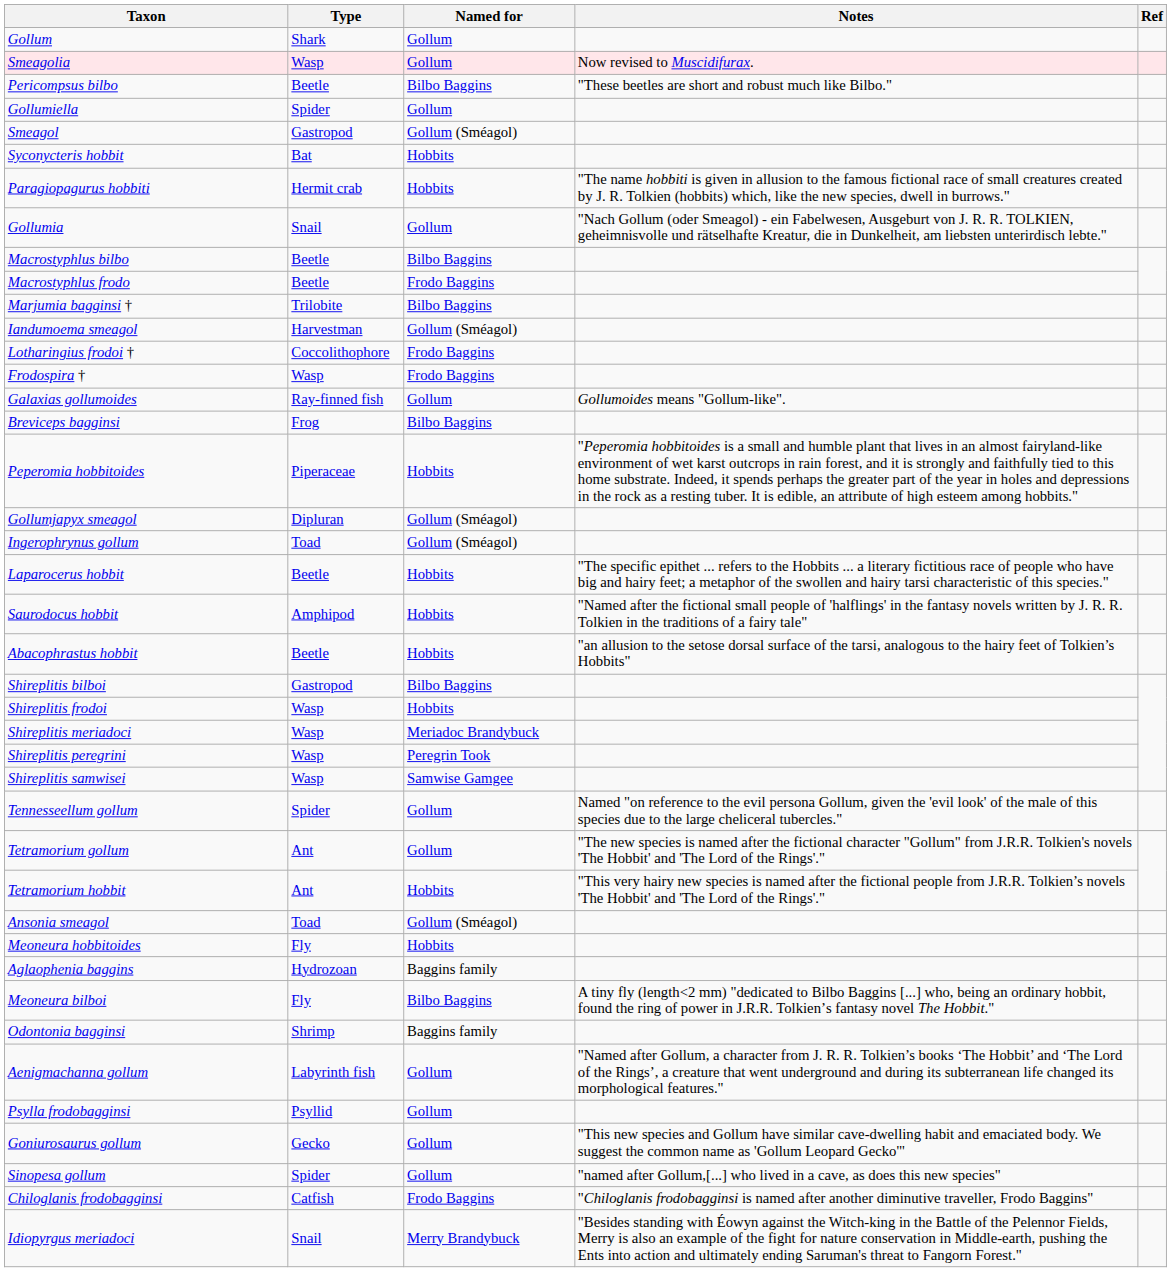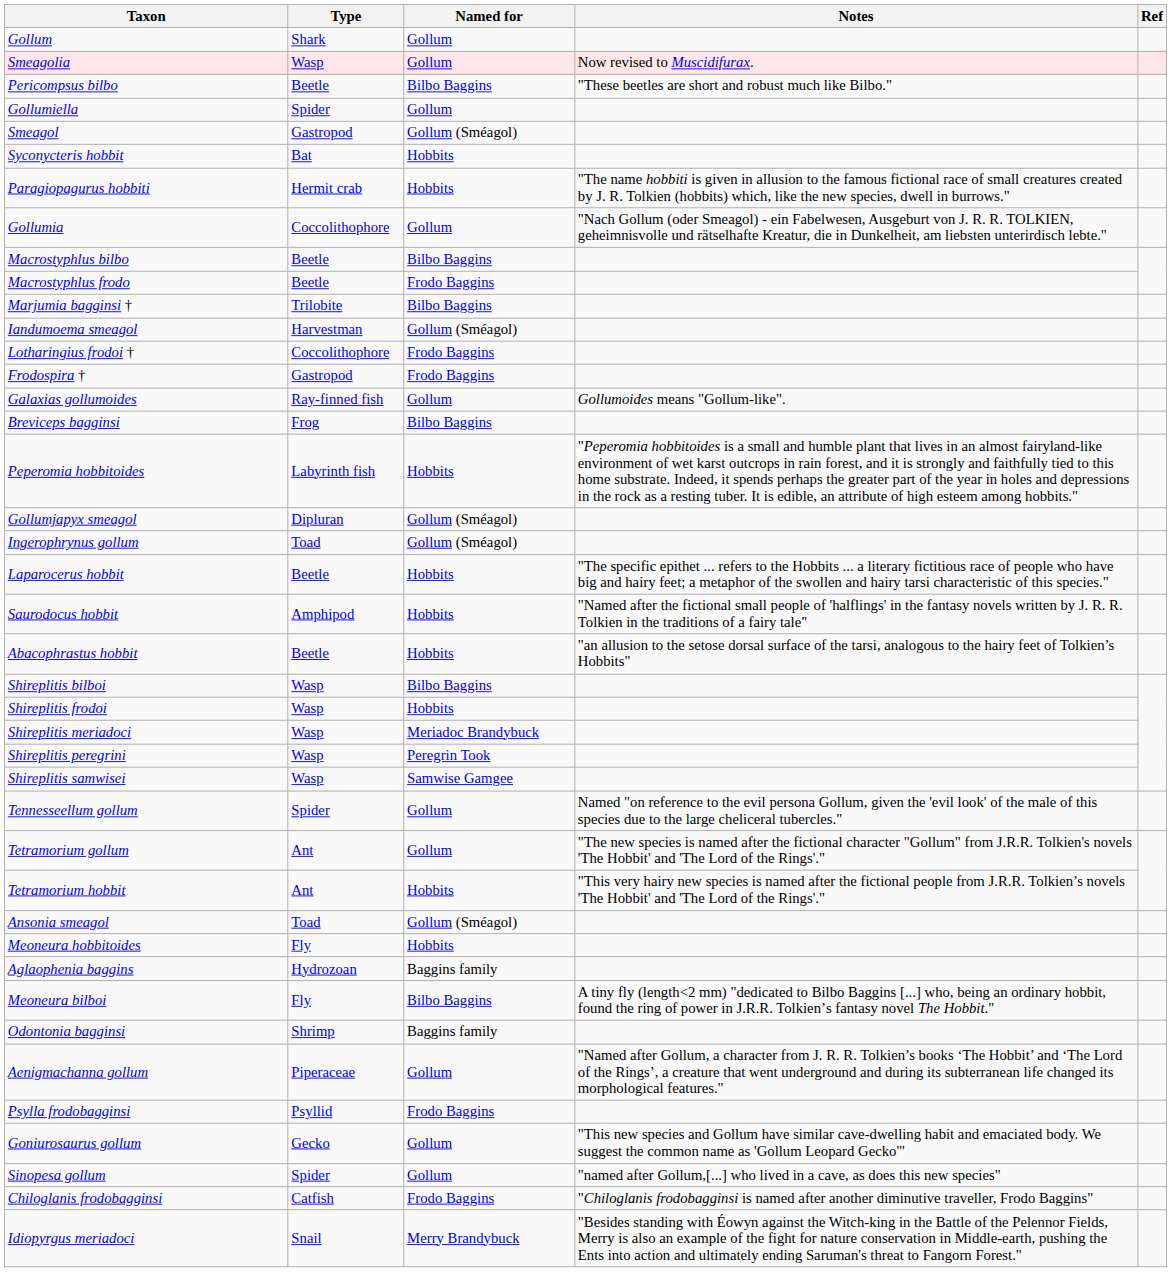(306, 227) Snail -> (340, 227) Coccolithophore
(308, 376) Wasp -> (322, 376) Gastropod
(323, 470) Piperaceae -> (333, 470) Labyrinth fish
(322, 685) Gastropod -> (308, 685) Wasp
(333, 1071) Labyrinth fish -> (323, 1071) Piperaceae
(430, 1111) Gollum -> (451, 1111) Frodo Baggins
